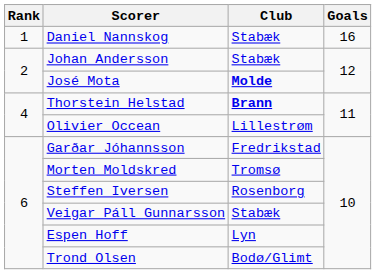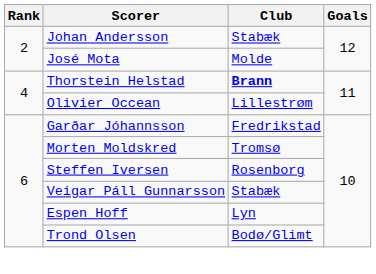- row: (107, 38)
(252, 82) bold -> (252, 60) normal
